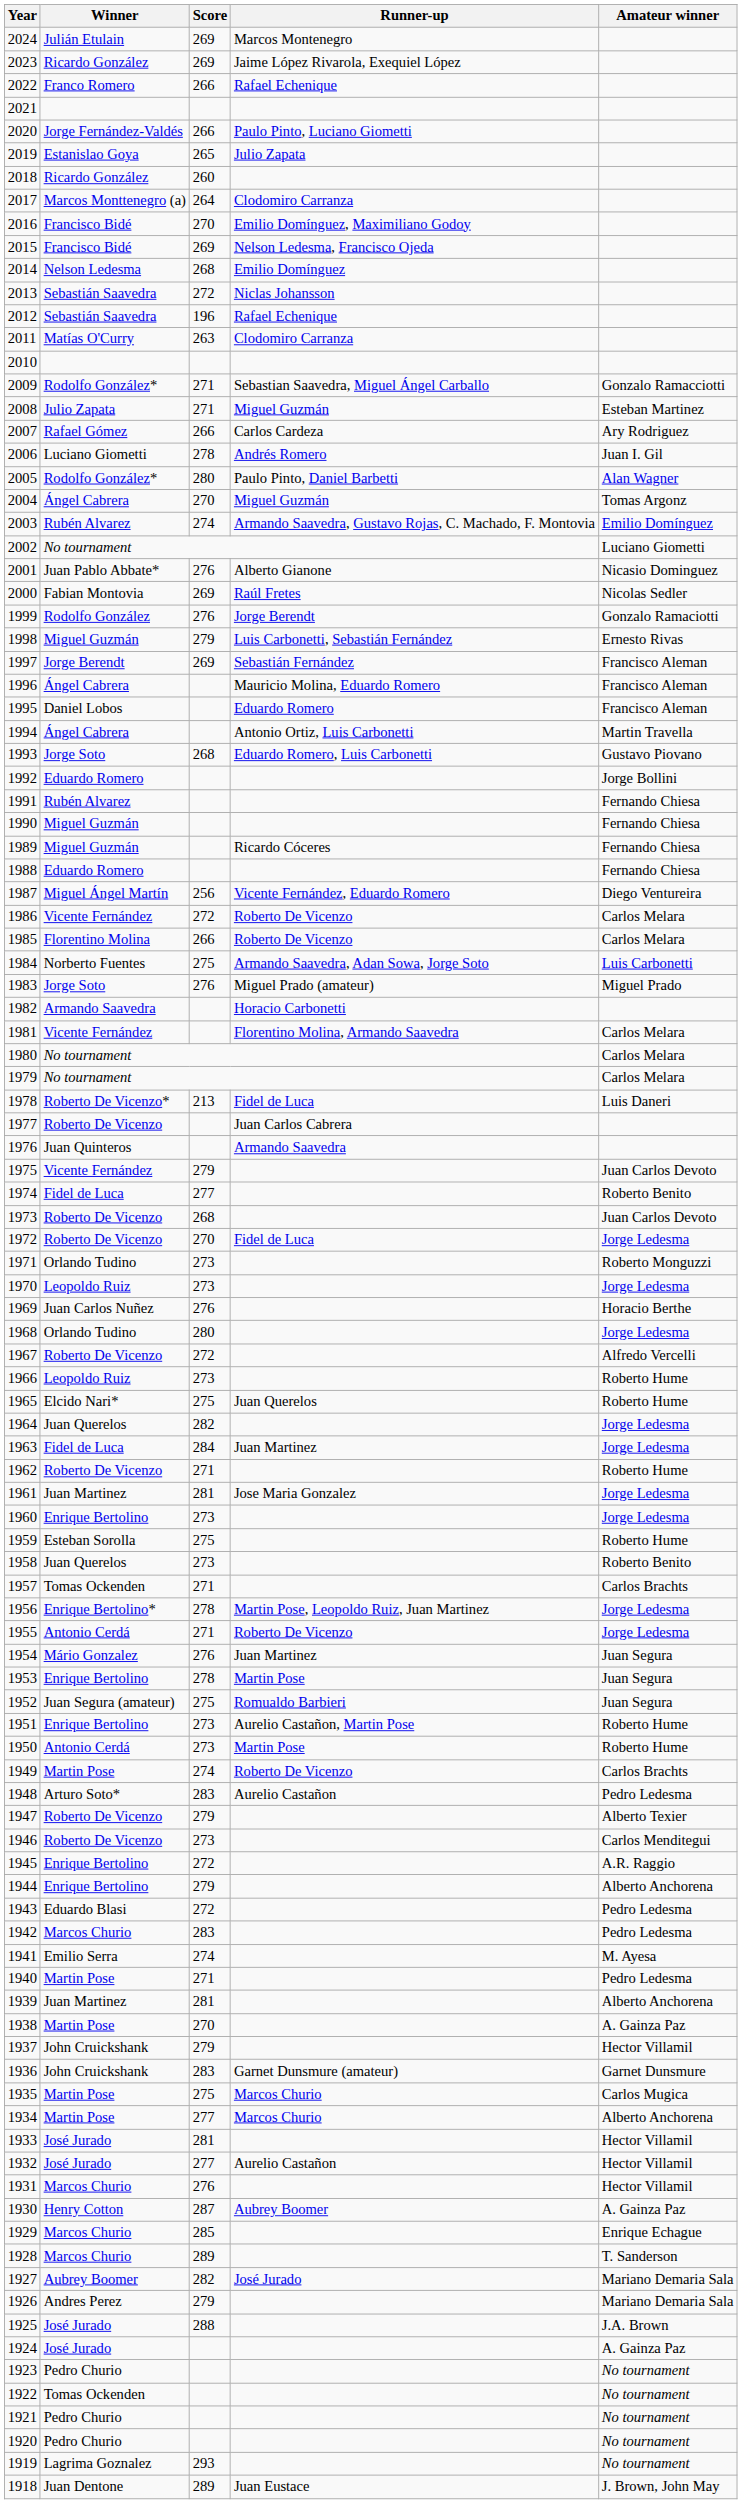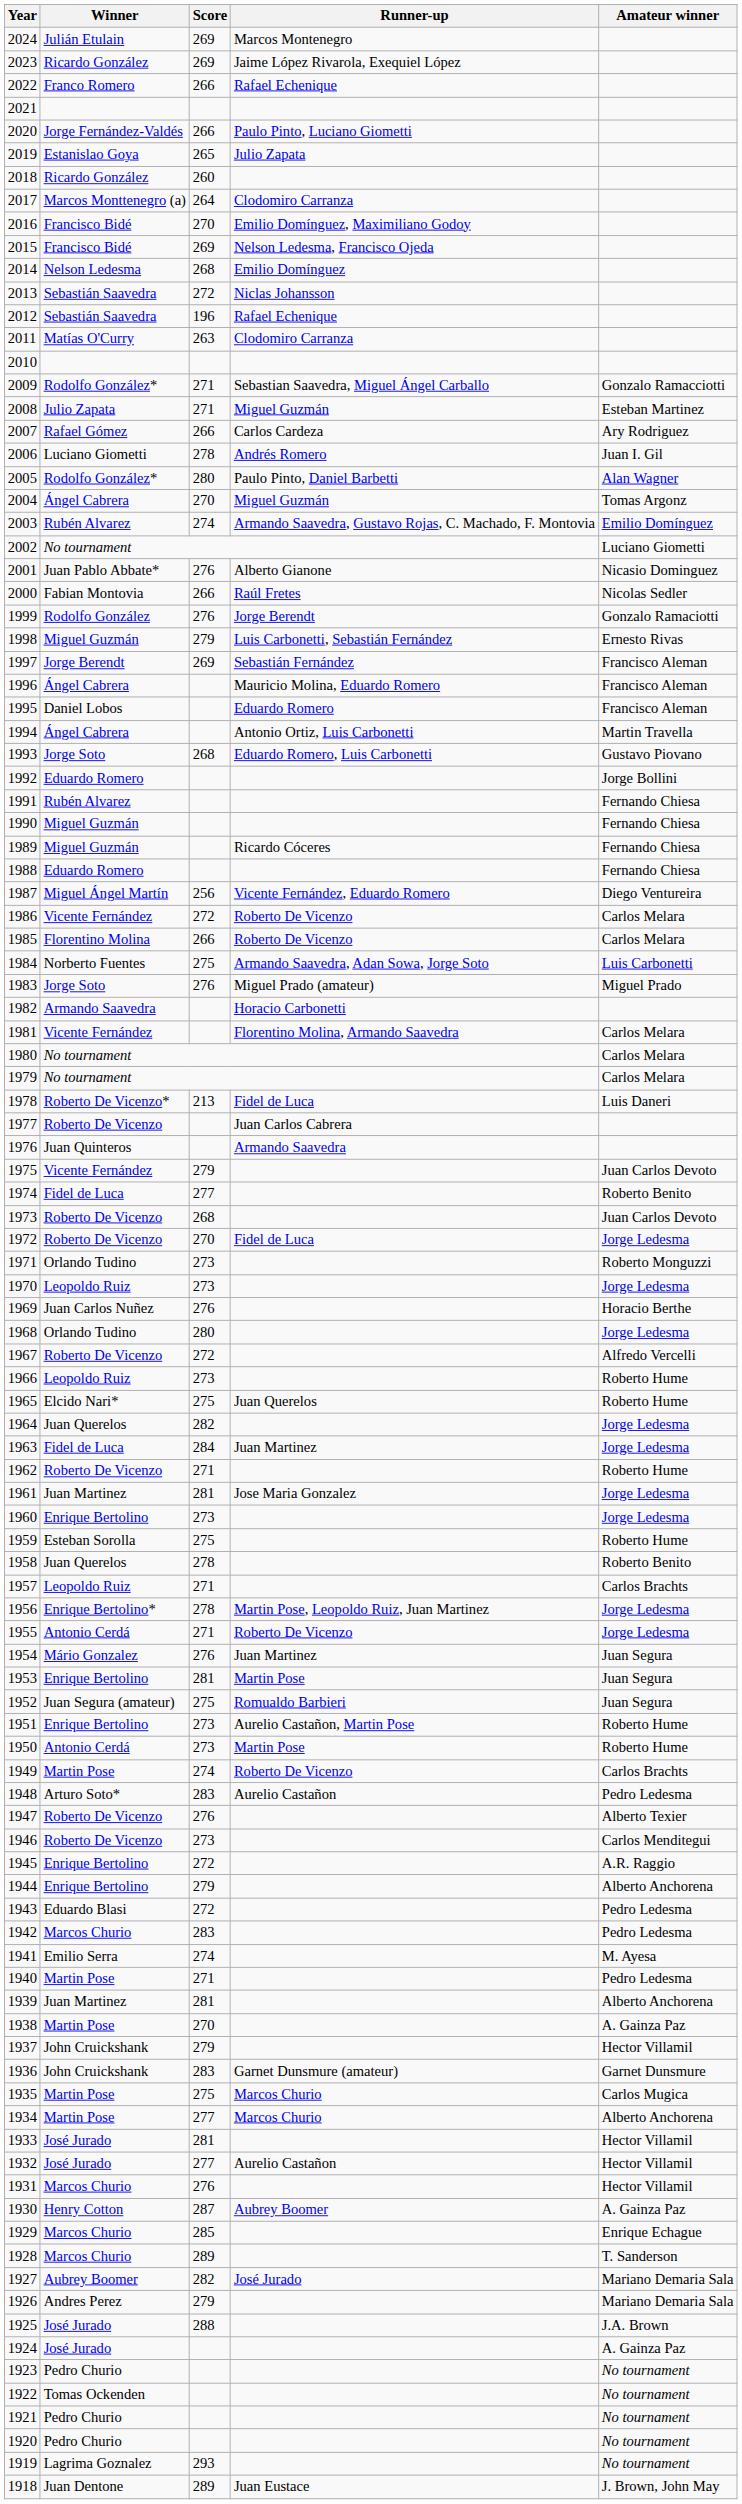(204, 593) 269 -> (204, 593) 266
(204, 1563) 273 -> (204, 1563) 278
(94, 1586) Tomas Ockenden -> (87, 1586) Leopoldo Ruiz
(204, 1678) 278 -> (204, 1678) 281
(204, 1817) 279 -> (204, 1817) 276
